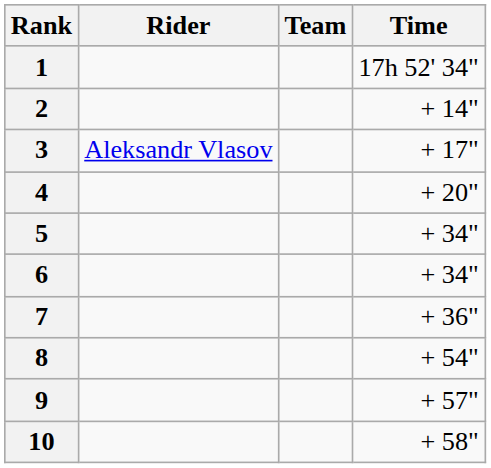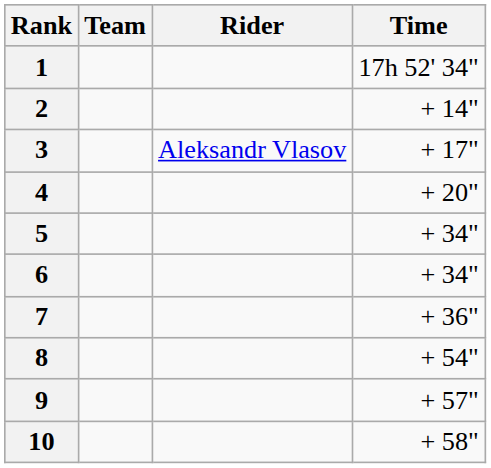columns swapped: (178, 25) <-> (315, 25)
